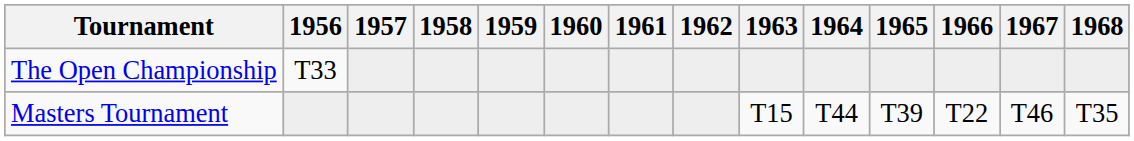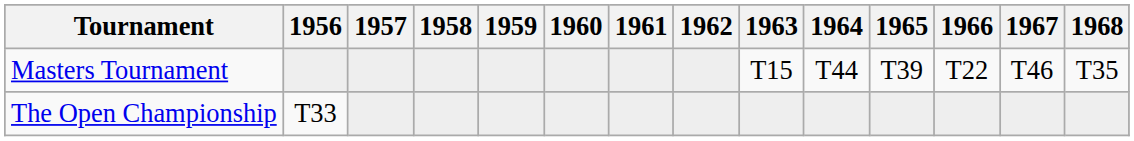rows swapped: (120, 113) <-> (144, 70)
